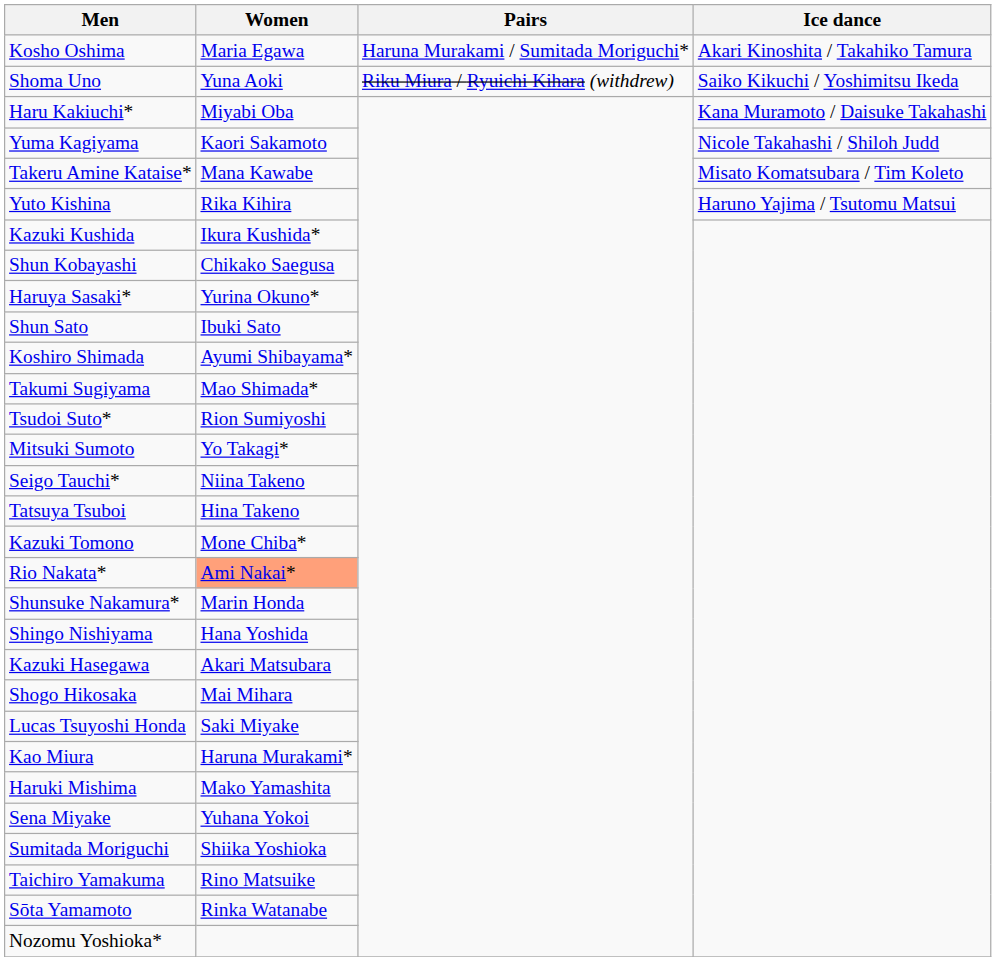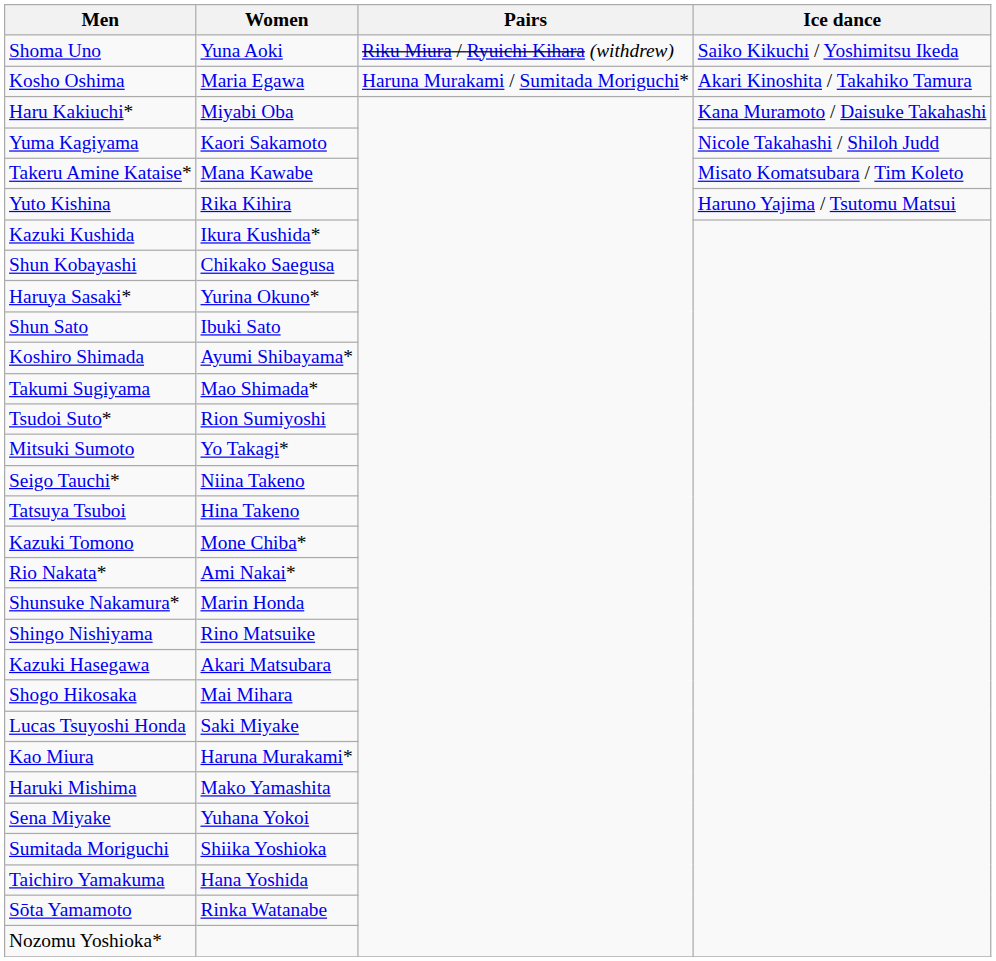rows swapped: (55, 81) <-> (67, 50)
(248, 572) lightsalmon background -> (248, 572) no background
(254, 633) Hana Yoshida -> (258, 633) Rino Matsuike
(258, 879) Rino Matsuike -> (254, 879) Hana Yoshida
